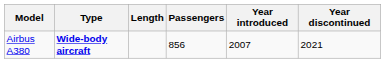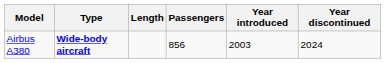(240, 44) 2007 -> (240, 44) 2003
(312, 44) 2021 -> (312, 44) 2024
